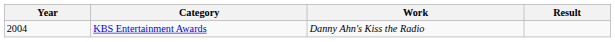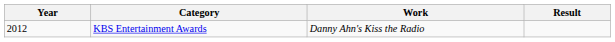(17, 28) 2004 -> (17, 28) 2012
